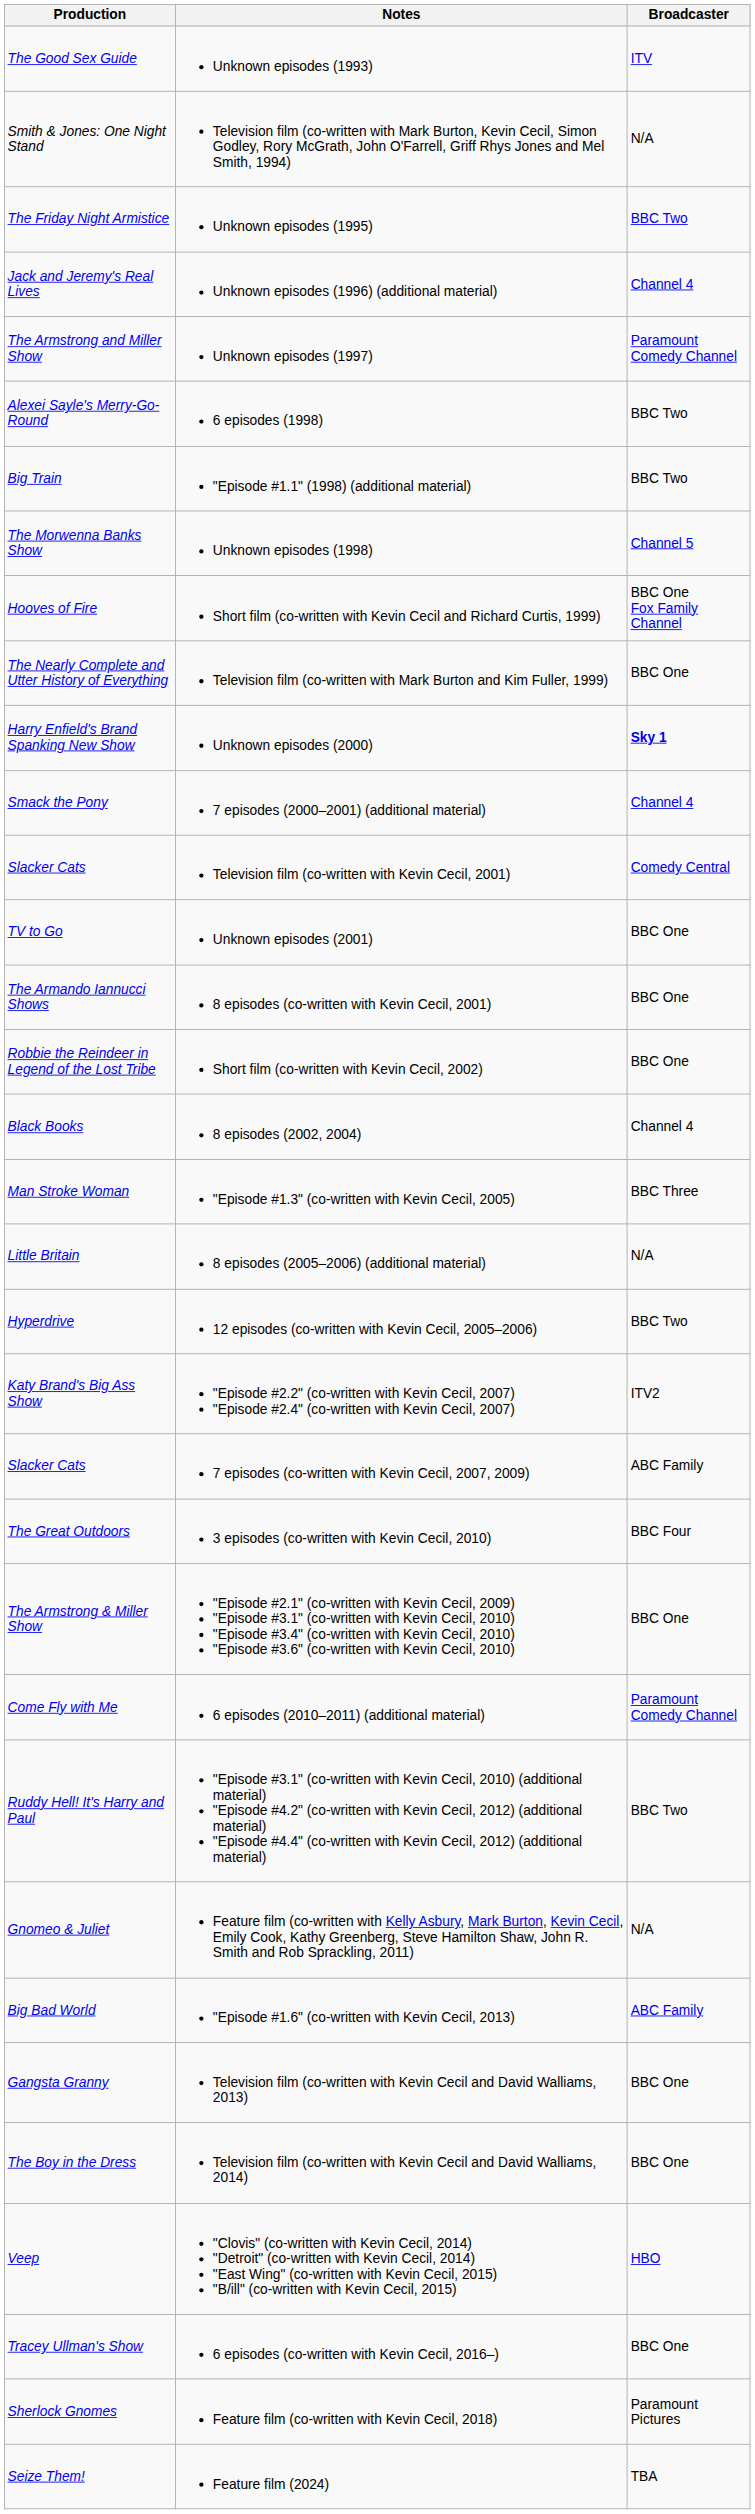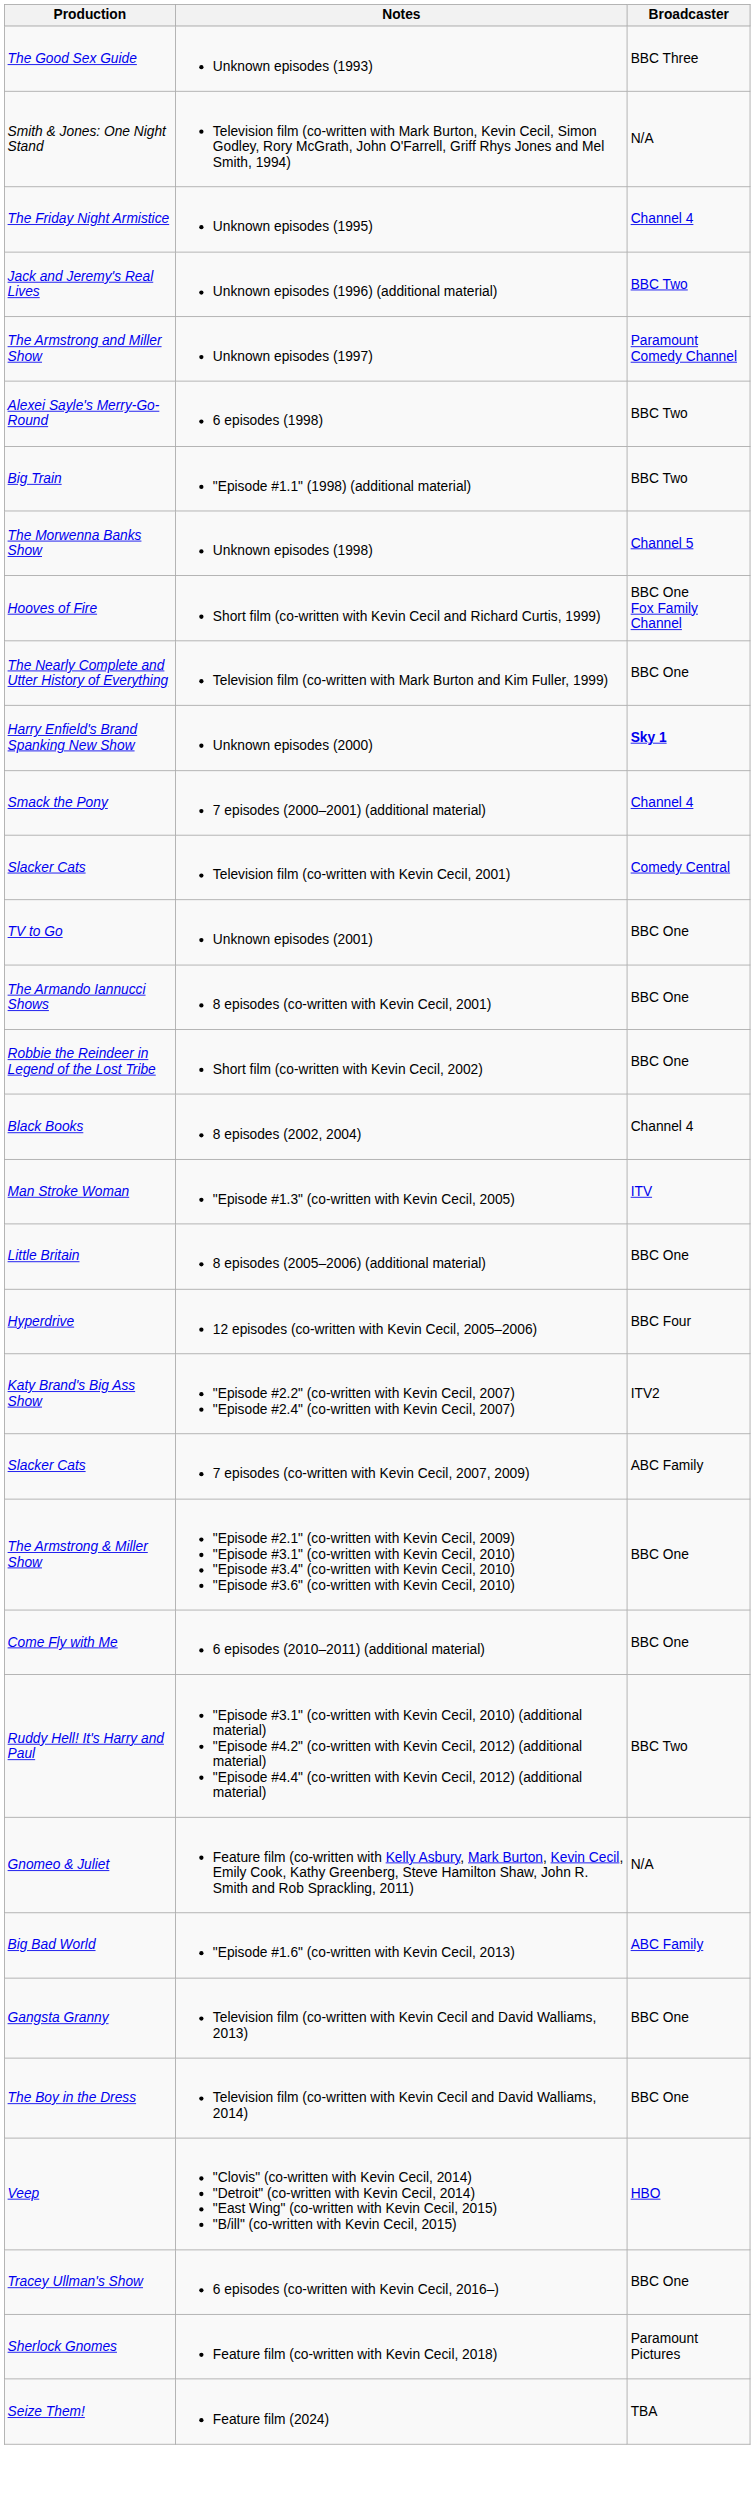(641, 58) ITV -> (665, 58) BBC Three
(659, 219) BBC Two -> (662, 219) Channel 4
(662, 284) Channel 4 -> (659, 284) BBC Two
(665, 1191) BBC Three -> (641, 1191) ITV
(642, 1256) N/A -> (660, 1256) BBC One
(659, 1321) BBC Two -> (661, 1321) BBC Four
- row: (401, 1539)
(684, 1707) Paramount Comedy Channel -> (660, 1642) BBC One
